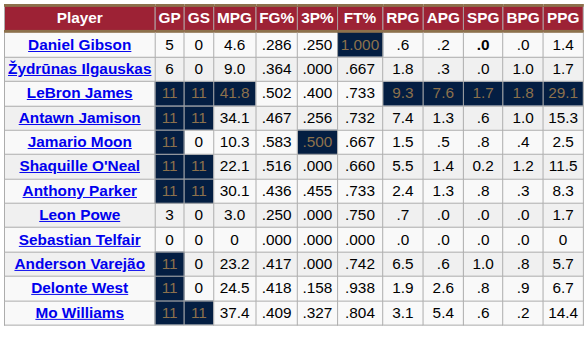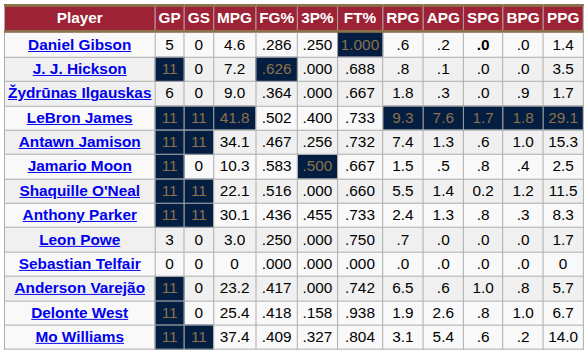+ row: (80, 69)
(523, 69) 1.0 -> (523, 93) .9
(235, 288) 24.5 -> (235, 312) 25.4
(523, 288) .9 -> (523, 312) 1.0
(563, 312) 14.4 -> (563, 337) 14.0
